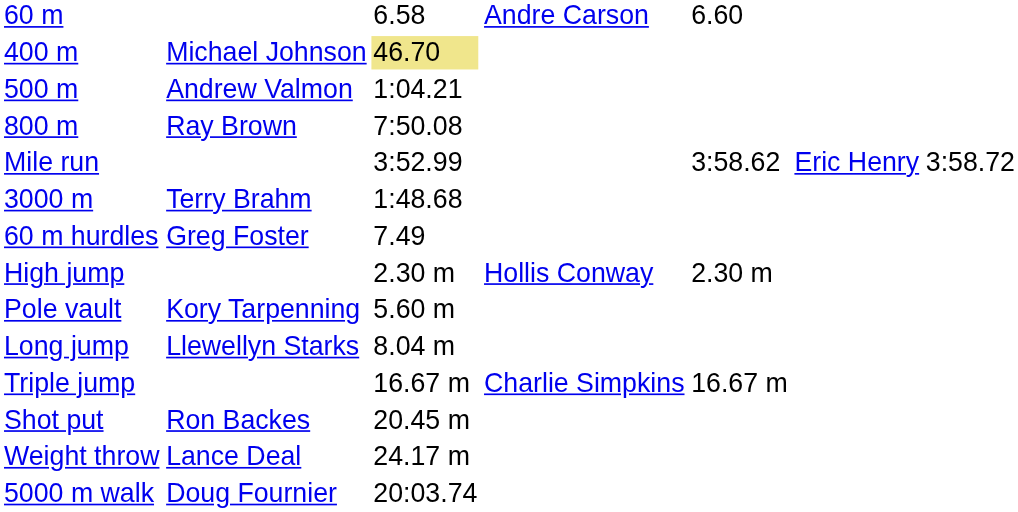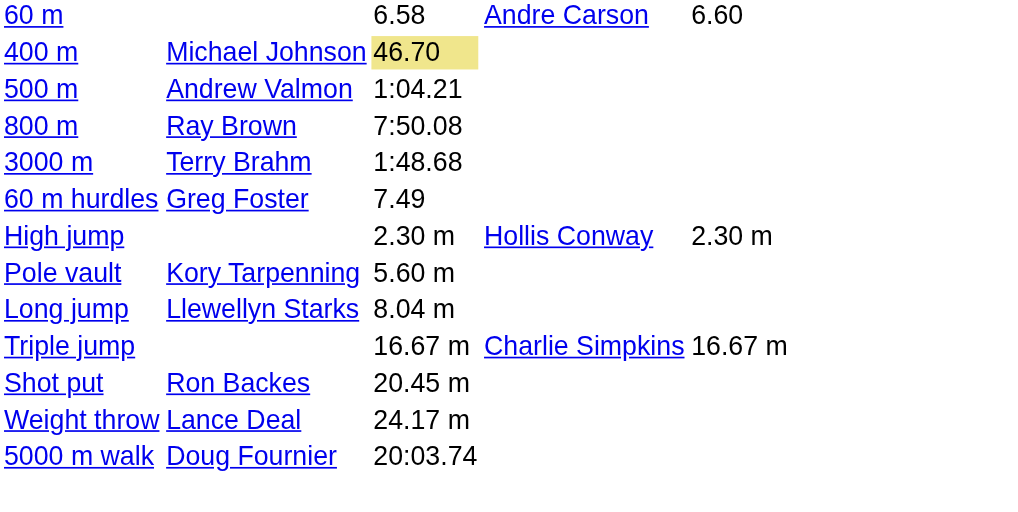- row: (52, 162)
